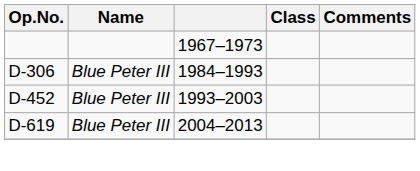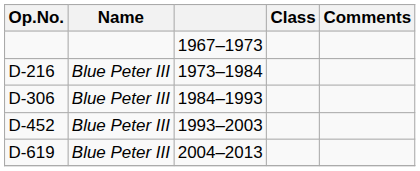+ row: (32, 71)
